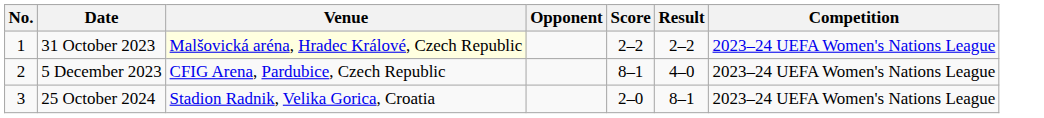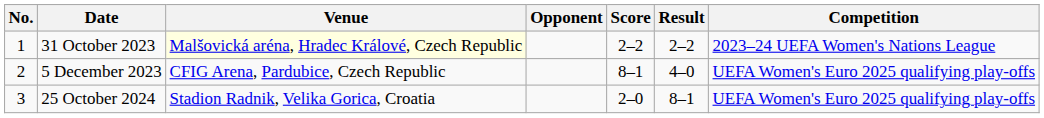(854, 71) 2023–24 UEFA Women's Nations League -> (874, 71) UEFA Women's Euro 2025 qualifying play-offs
(854, 98) 2023–24 UEFA Women's Nations League -> (874, 98) UEFA Women's Euro 2025 qualifying play-offs
